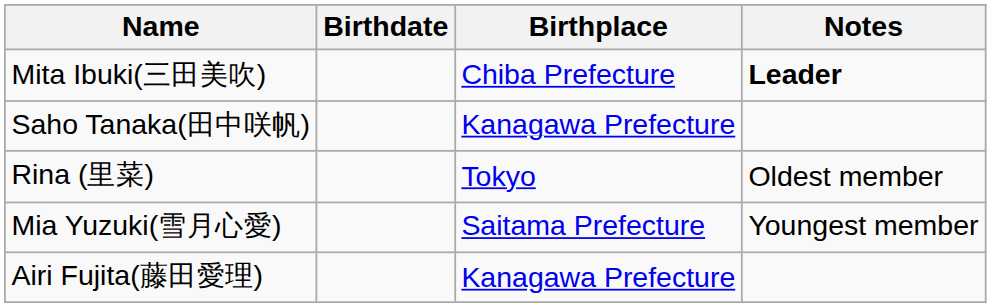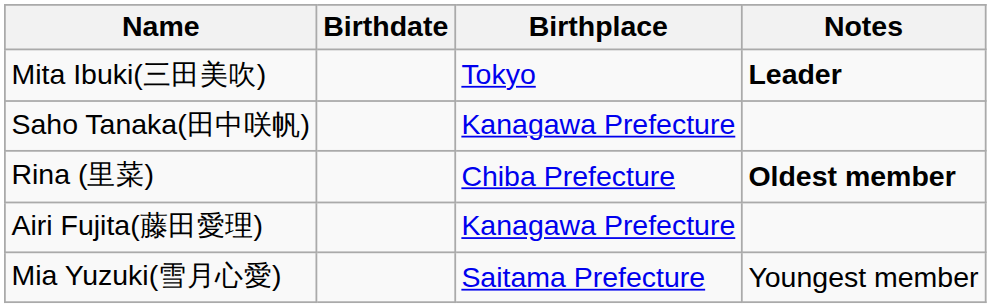(568, 74) Chiba Prefecture -> (499, 74) Tokyo
(499, 175) Tokyo -> (568, 175) Chiba Prefecture
(846, 175) normal -> (852, 175) bold
rows swapped: (137, 276) <-> (146, 225)
